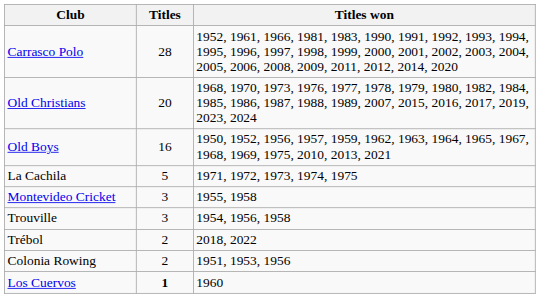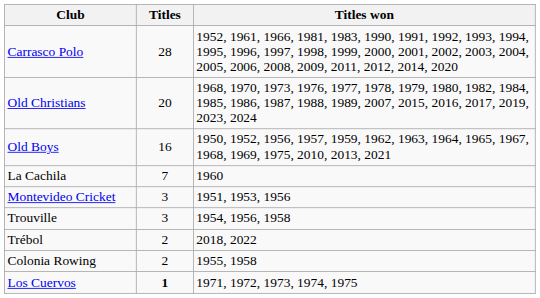(165, 176) 5 -> (165, 176) 7
(277, 176) 1971, 1972, 1973, 1974, 1975 -> (210, 176) 1960
(227, 197) 1955, 1958 -> (243, 197) 1951, 1953, 1956
(243, 261) 1951, 1953, 1956 -> (227, 261) 1955, 1958
(210, 282) 1960 -> (277, 282) 1971, 1972, 1973, 1974, 1975
